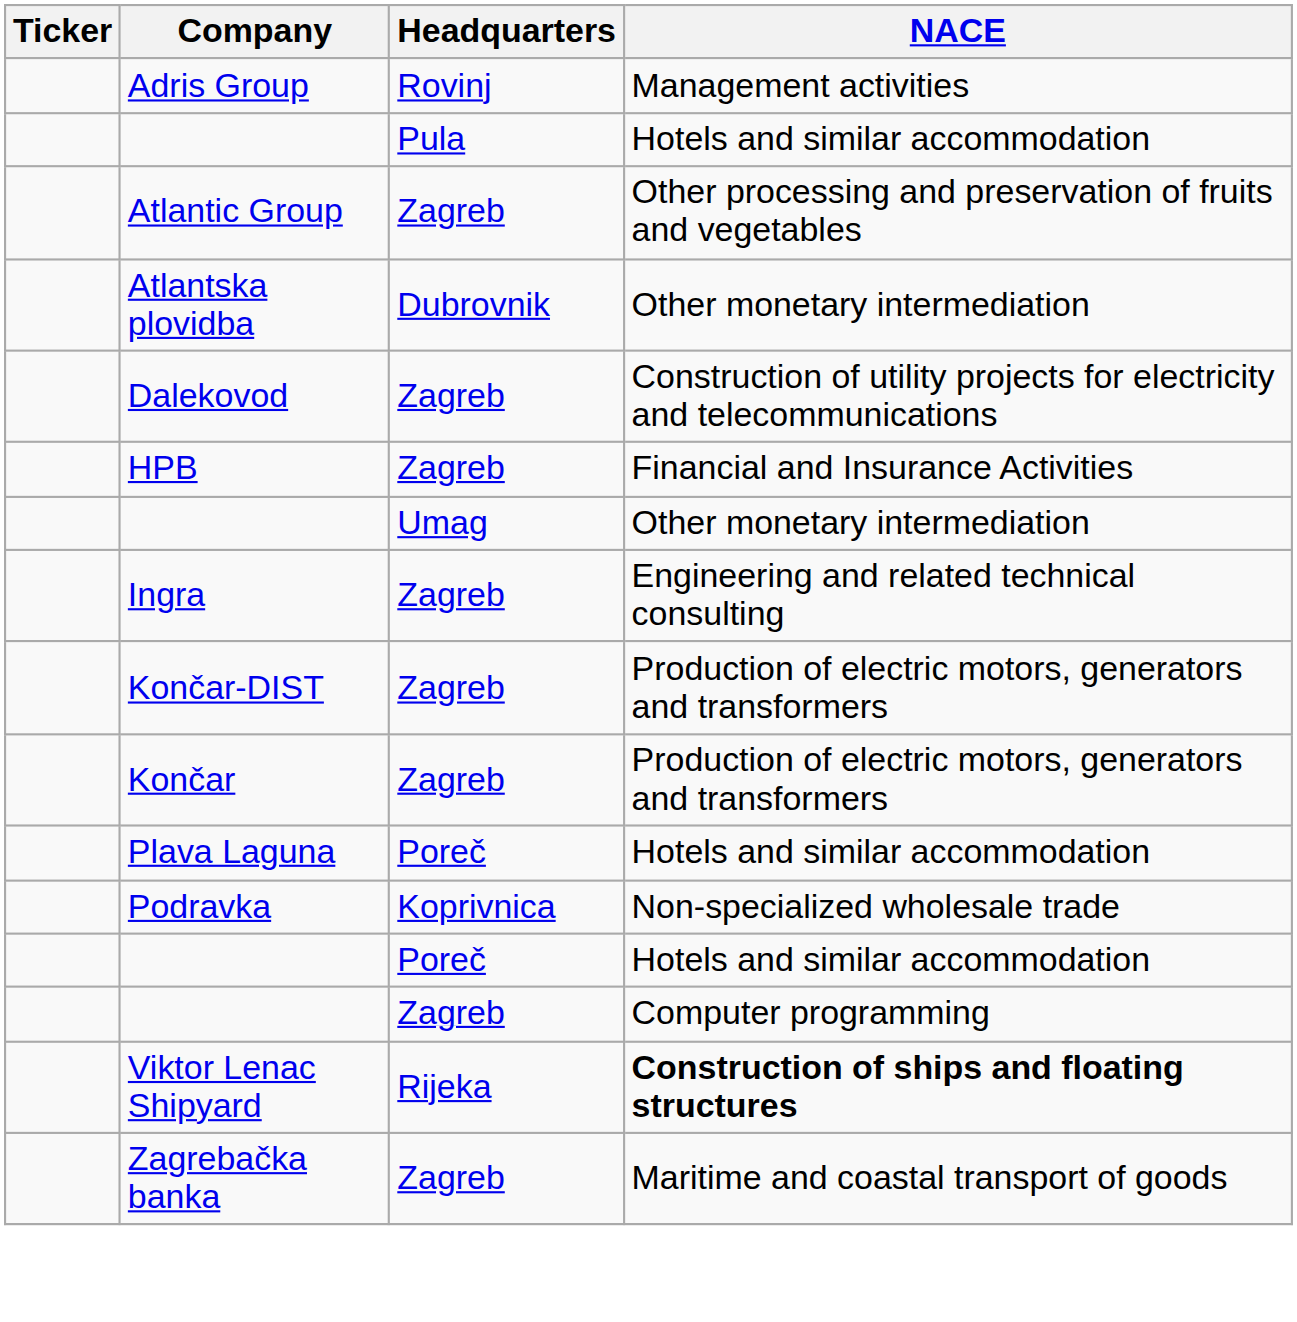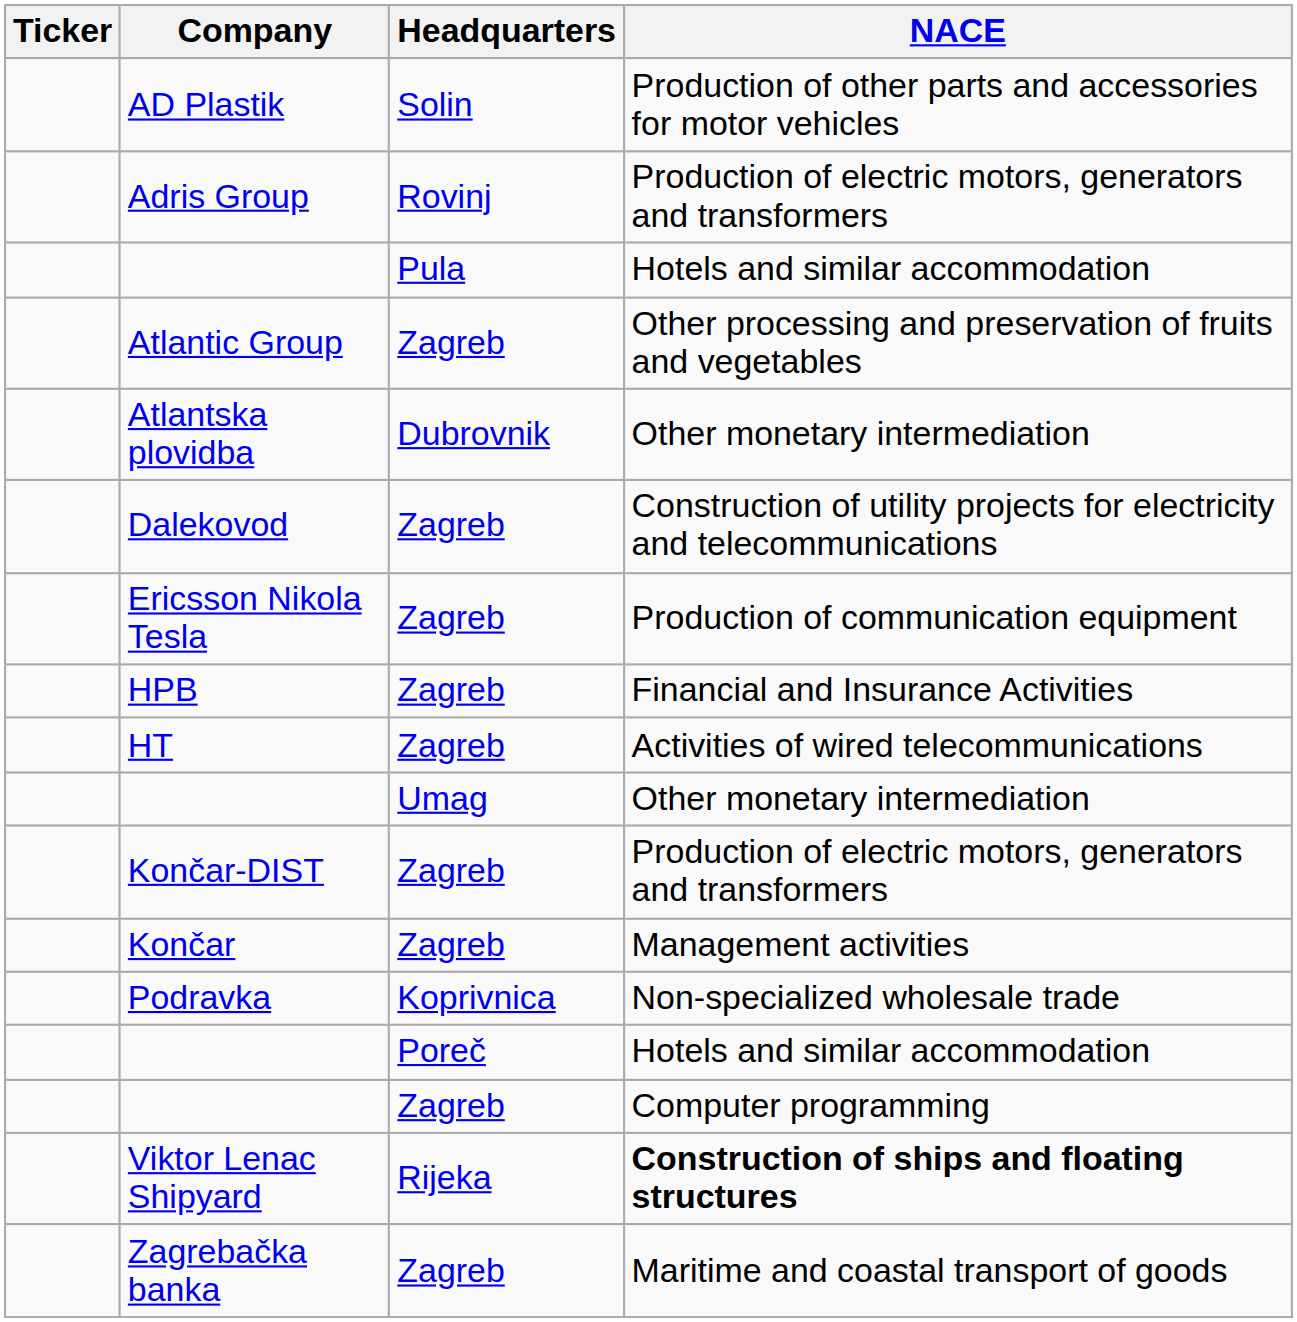+ row: (206, 104)
(800, 85) Management activities -> (937, 196) Production of electric motors, generators and transformers
+ row: (245, 617)
+ row: (150, 744)
- row: (167, 595)
(937, 779) Production of electric motors, generators and transformers -> (800, 944) Management activities
- row: (232, 852)
